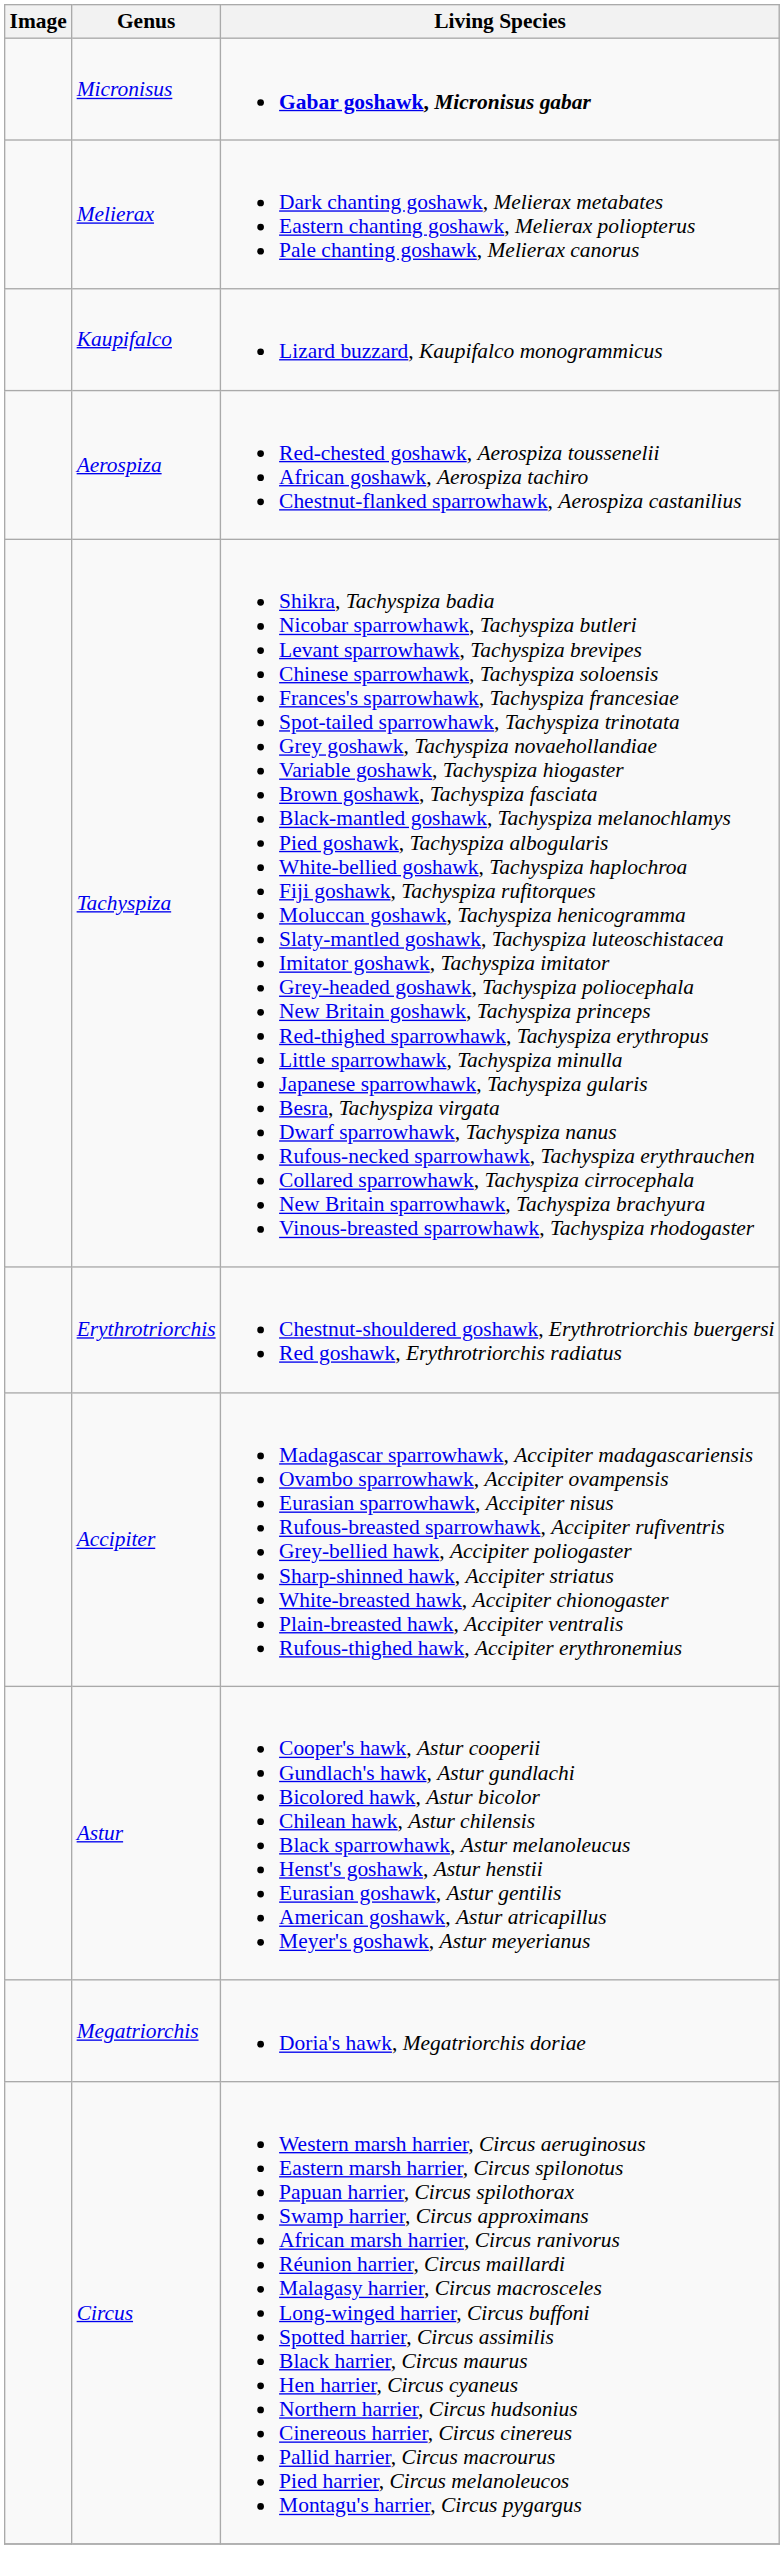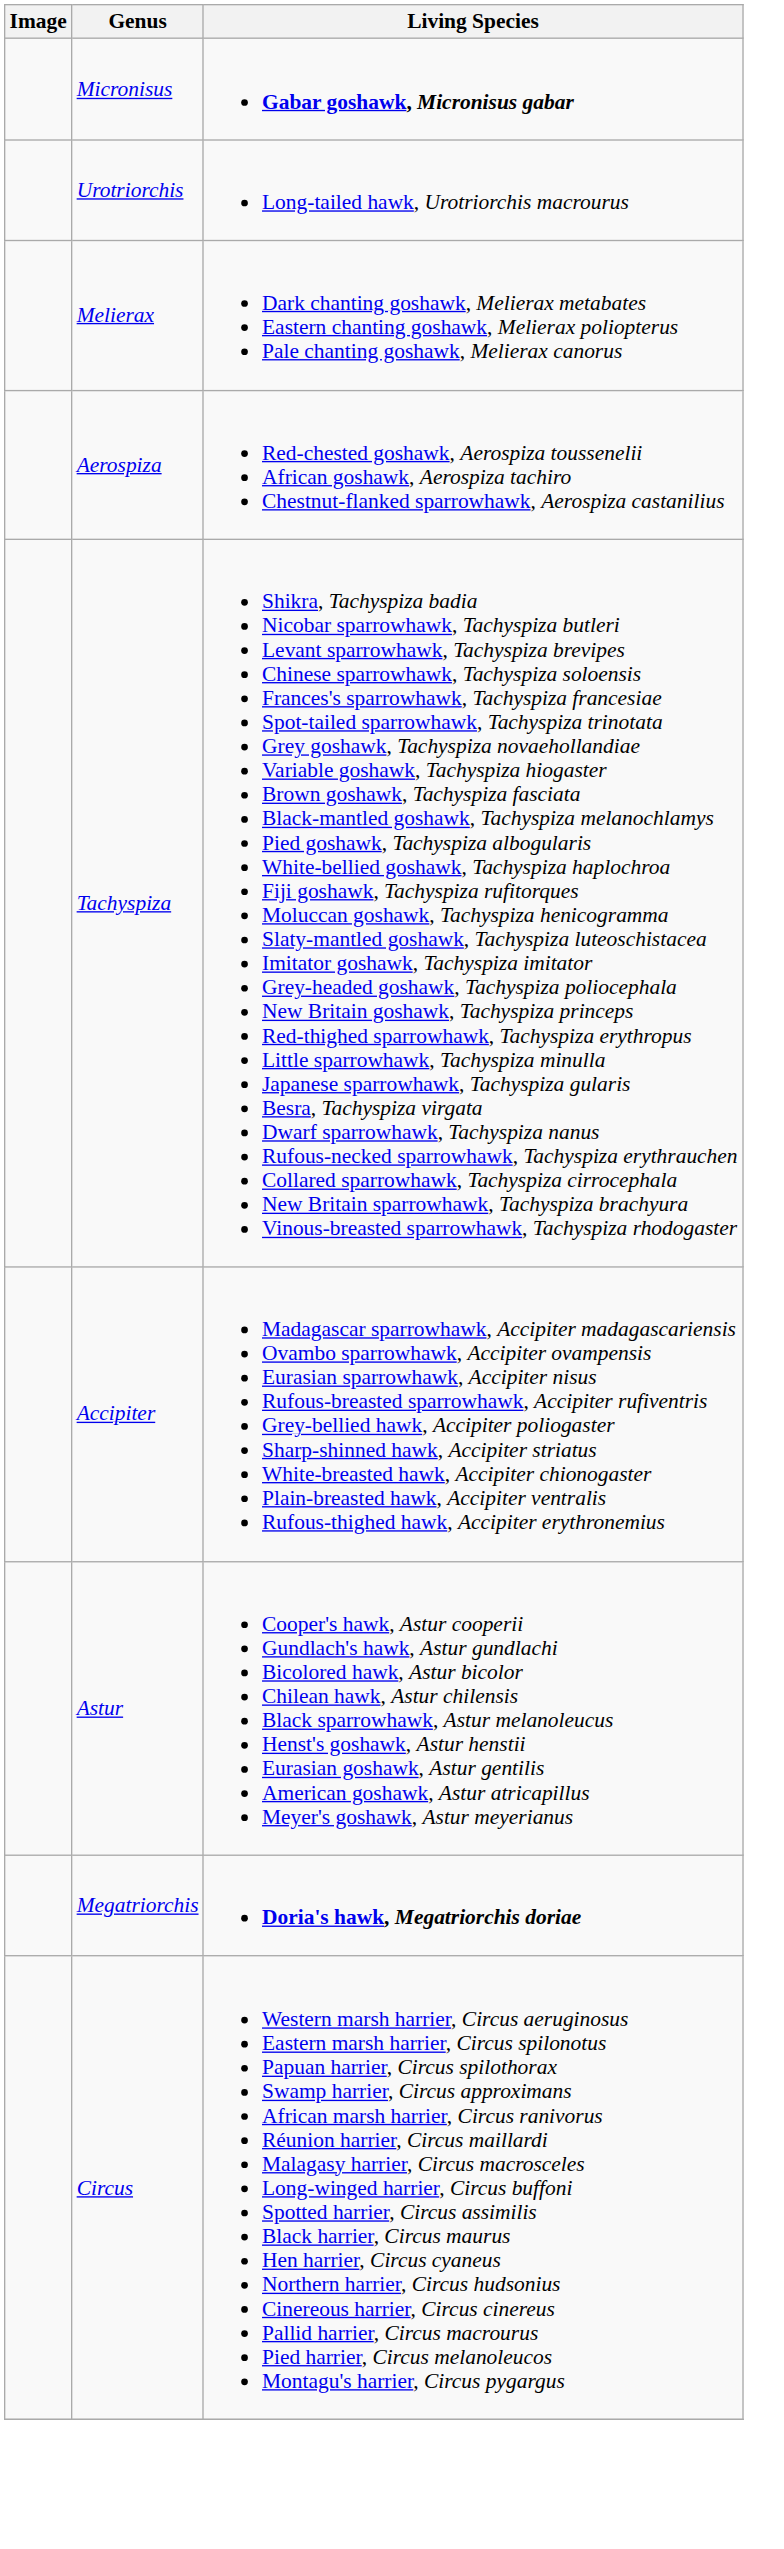+ row: (130, 190)
- row: (124, 339)
- row: (146, 1329)
(500, 2043) normal -> (473, 1918) bold
